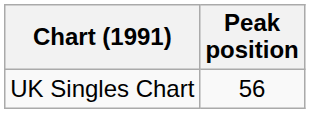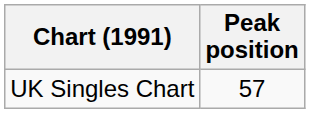(252, 88) 56 -> (252, 88) 57
